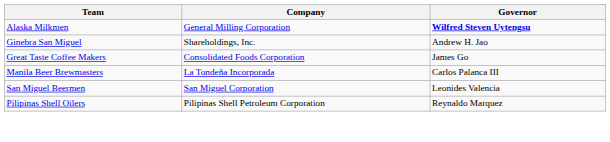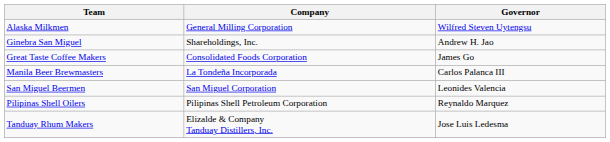(481, 26) bold -> (485, 26) normal
+ row: (50, 123)
